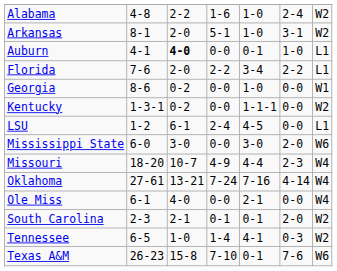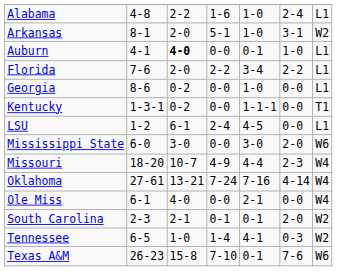(322, 14) W2 -> (322, 14) L1
(322, 88) W1 -> (322, 88) L1
(322, 107) W2 -> (322, 107) T1
